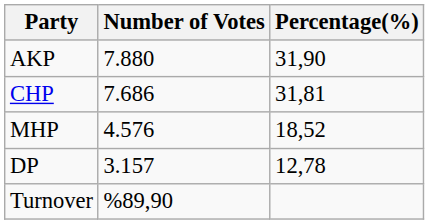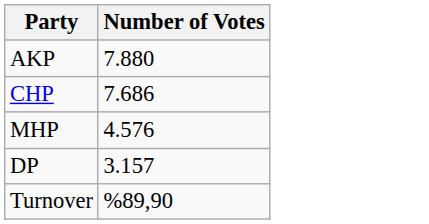- column: (347, 22)
